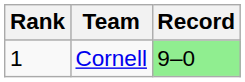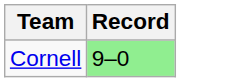- column: (37, 22)
